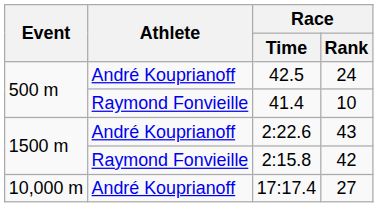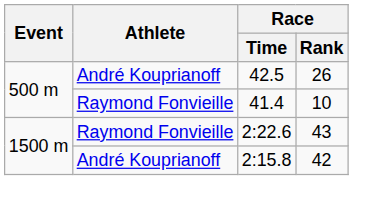(346, 76) 24 -> (322, 76) 26
(163, 132) André Kouprianoff -> (155, 132) Raymond Fonvieille
(170, 160) Raymond Fonvieille -> (148, 160) André Kouprianoff
- row: (286, 188)
